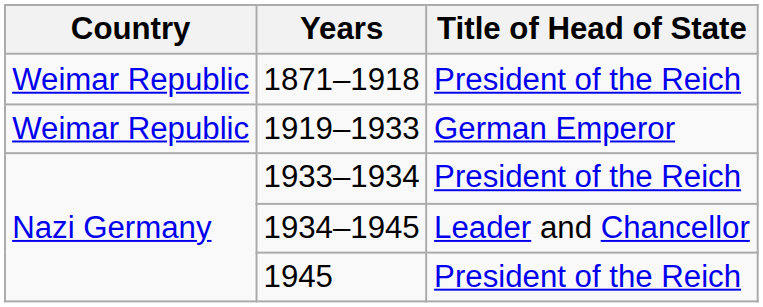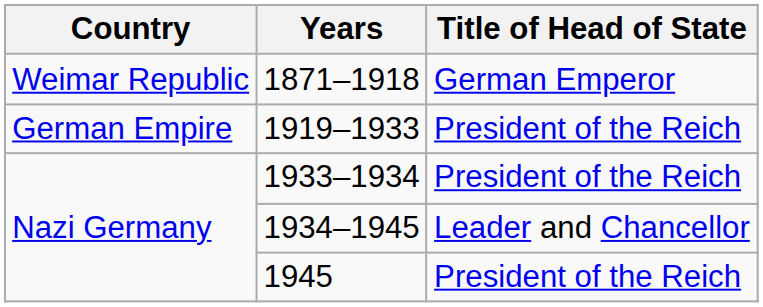(588, 78) President of the Reich -> (555, 78) German Emperor
(131, 128) Weimar Republic -> (122, 128) German Empire
(555, 128) German Emperor -> (588, 128) President of the Reich
